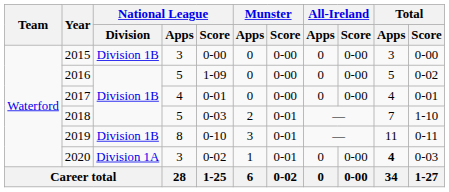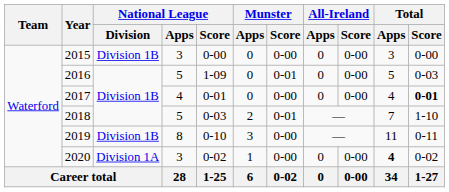(285, 75) 0-00 -> (285, 75) 0-01
(426, 75) 0-02 -> (426, 75) 0-03
(426, 95) normal -> (426, 95) bold
(285, 136) 0-01 -> (285, 136) 0-00
(285, 156) 0-01 -> (285, 156) 0-00
(426, 156) 0-03 -> (426, 156) 0-02
